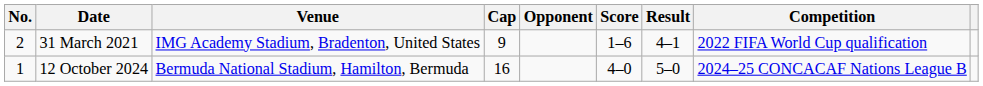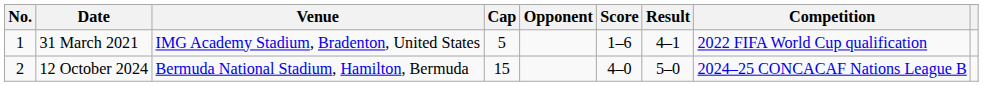(20, 42) 2 -> (20, 42) 1
(502, 42) 9 -> (502, 42) 5
(20, 68) 1 -> (20, 68) 2
(502, 68) 16 -> (502, 68) 15
